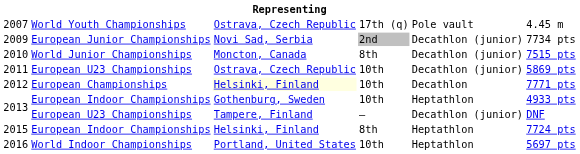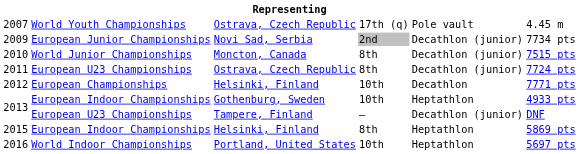(371, 69) 10th -> (368, 69) 8th
(551, 69) 5869 pts -> (551, 69) 7724 pts
(266, 84) lightyellow background -> (266, 84) no background
(551, 129) 7724 pts -> (551, 129) 5869 pts
